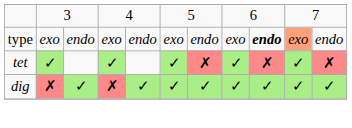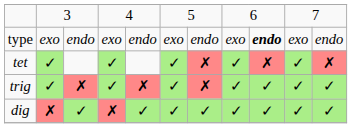(298, 39) lightsalmon background -> (298, 39) no background
+ row: (20, 86)
